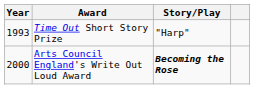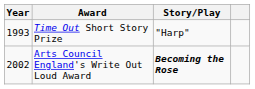(18, 65) 2000 -> (18, 65) 2002
